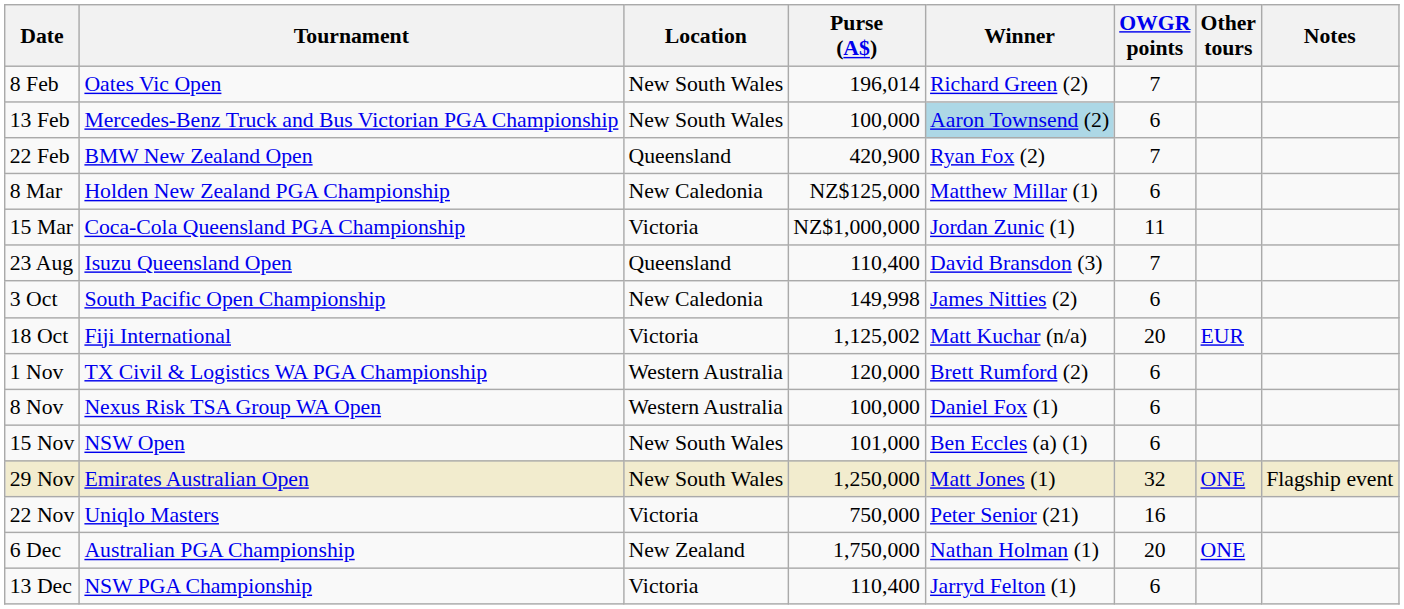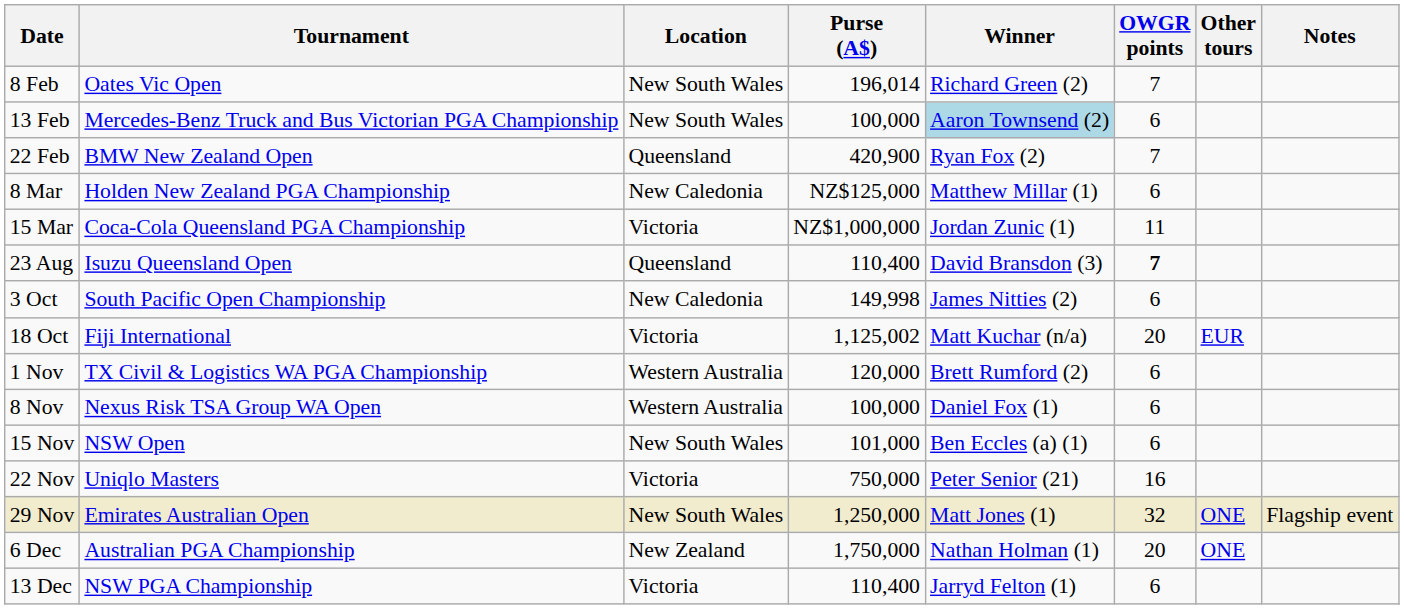(1155, 263) normal -> (1155, 263) bold
rows swapped: (42, 514) <-> (42, 478)
